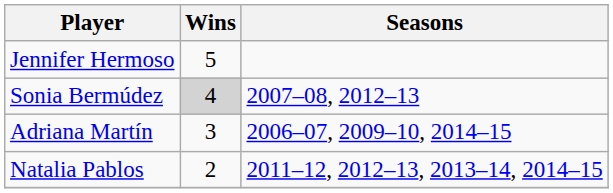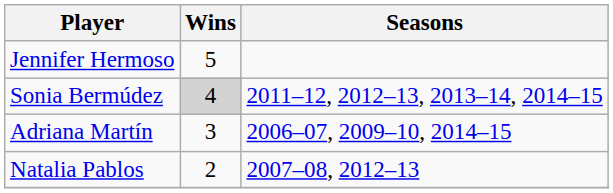(333, 95) 2007–08, 2012–13 -> (425, 95) 2011–12, 2012–13, 2013–14, 2014–15
(425, 168) 2011–12, 2012–13, 2013–14, 2014–15 -> (333, 168) 2007–08, 2012–13
